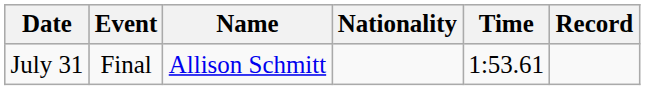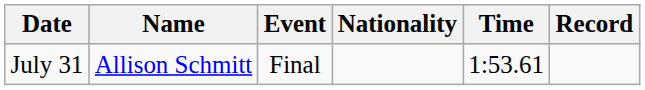columns swapped: (126, 24) <-> (247, 24)
